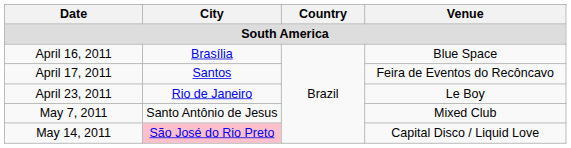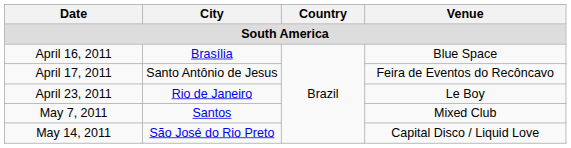(212, 73) Santos -> (212, 73) Santo Antônio de Jesus
(212, 113) Santo Antônio de Jesus -> (212, 113) Santos
(212, 133) pink background -> (212, 133) no background
